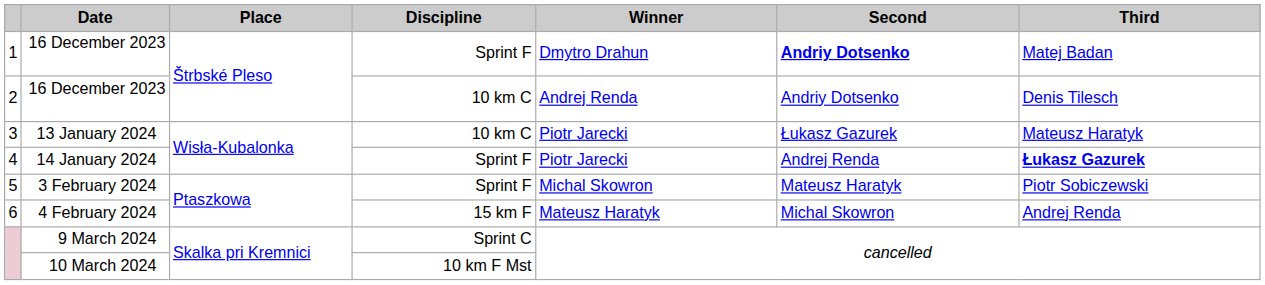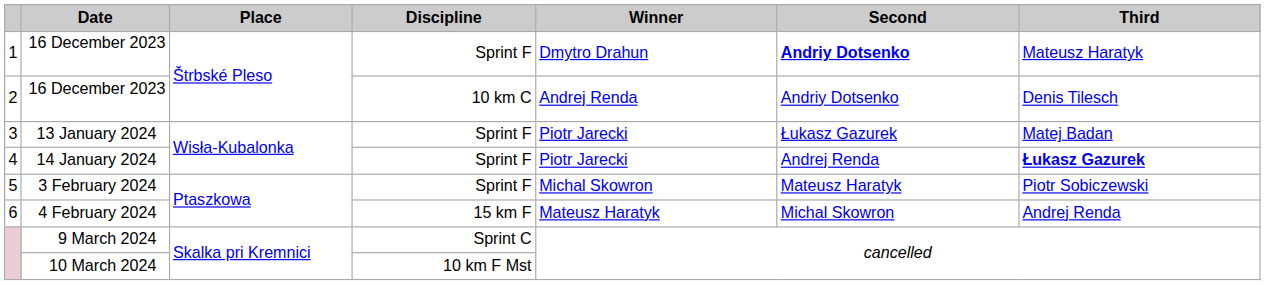(1068, 53) Matej Badan -> (1083, 53) Mateusz Haratyk
(502, 133) 10 km C -> (503, 133) Sprint F
(1083, 133) Mateusz Haratyk -> (1068, 133) Matej Badan
